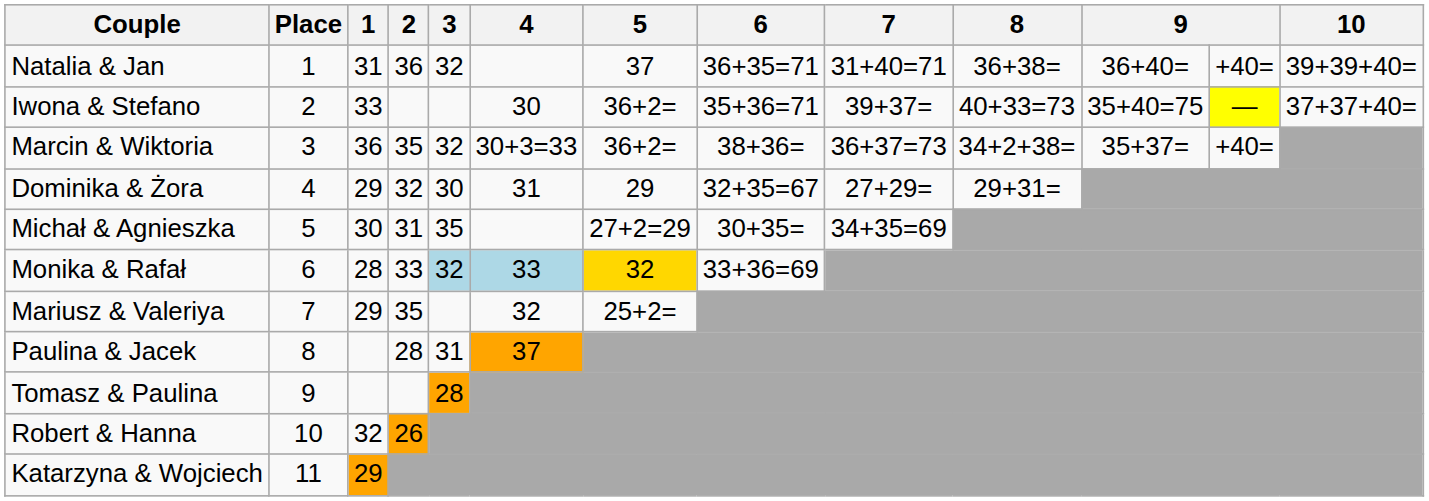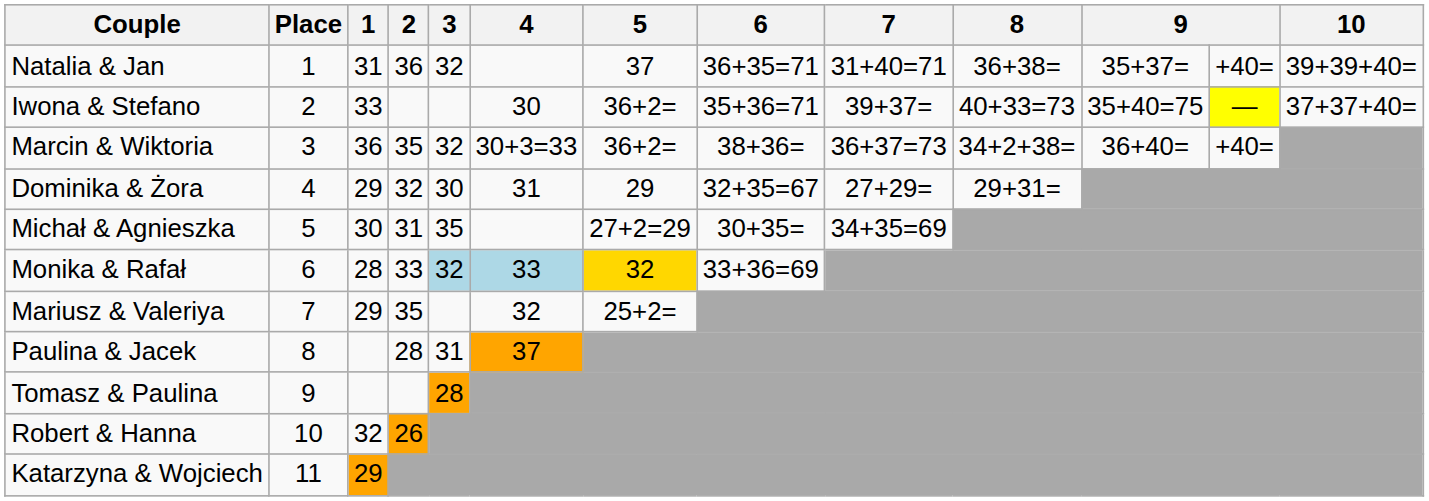(1145, 65) 36+40= -> (1145, 65) 35+37=
(1145, 147) 35+37= -> (1145, 147) 36+40=
